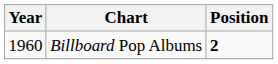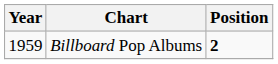(25, 44) 1960 -> (25, 44) 1959
